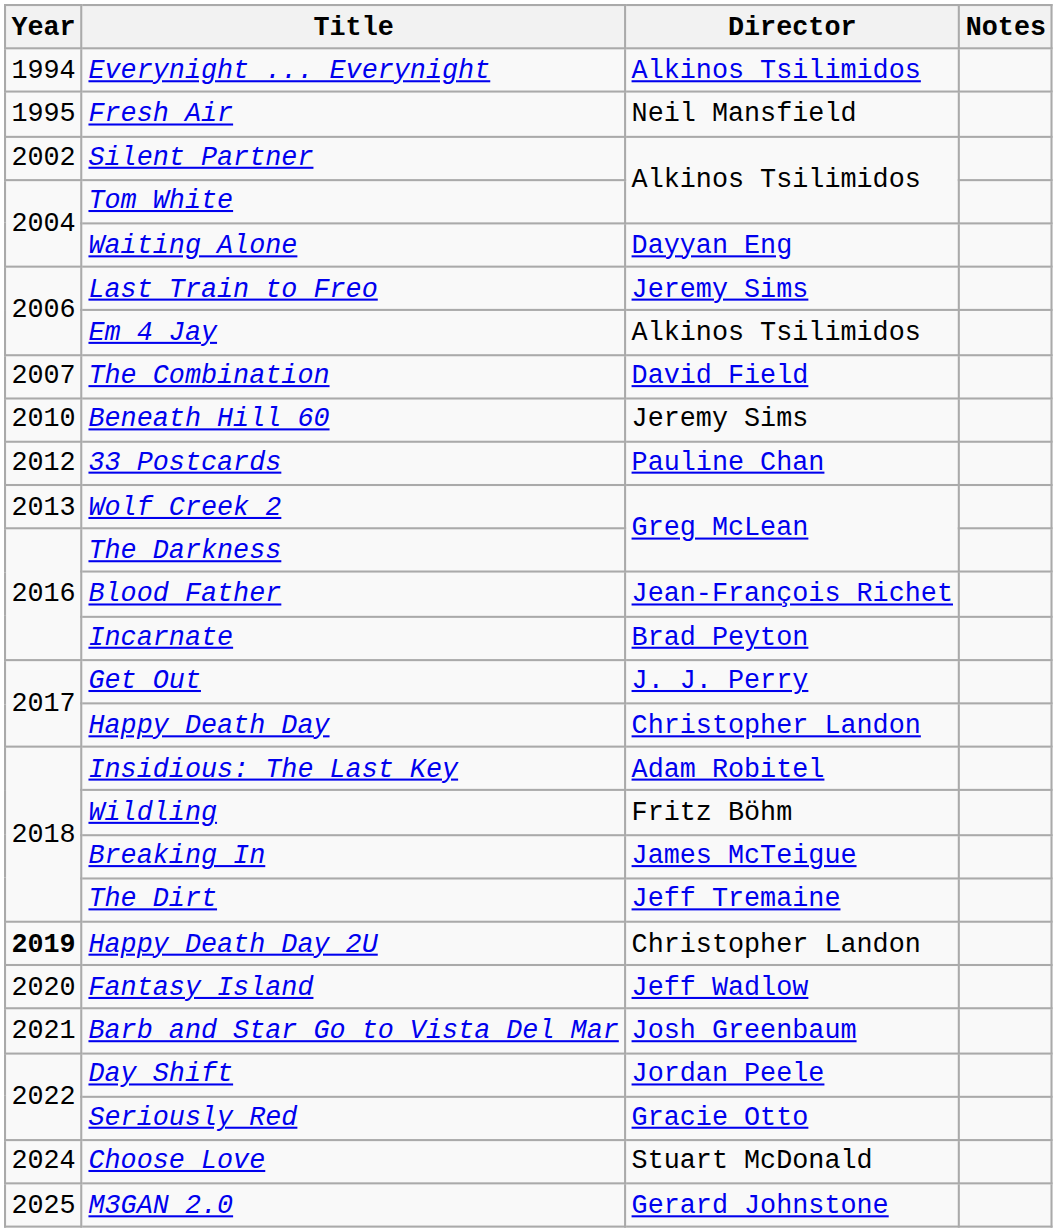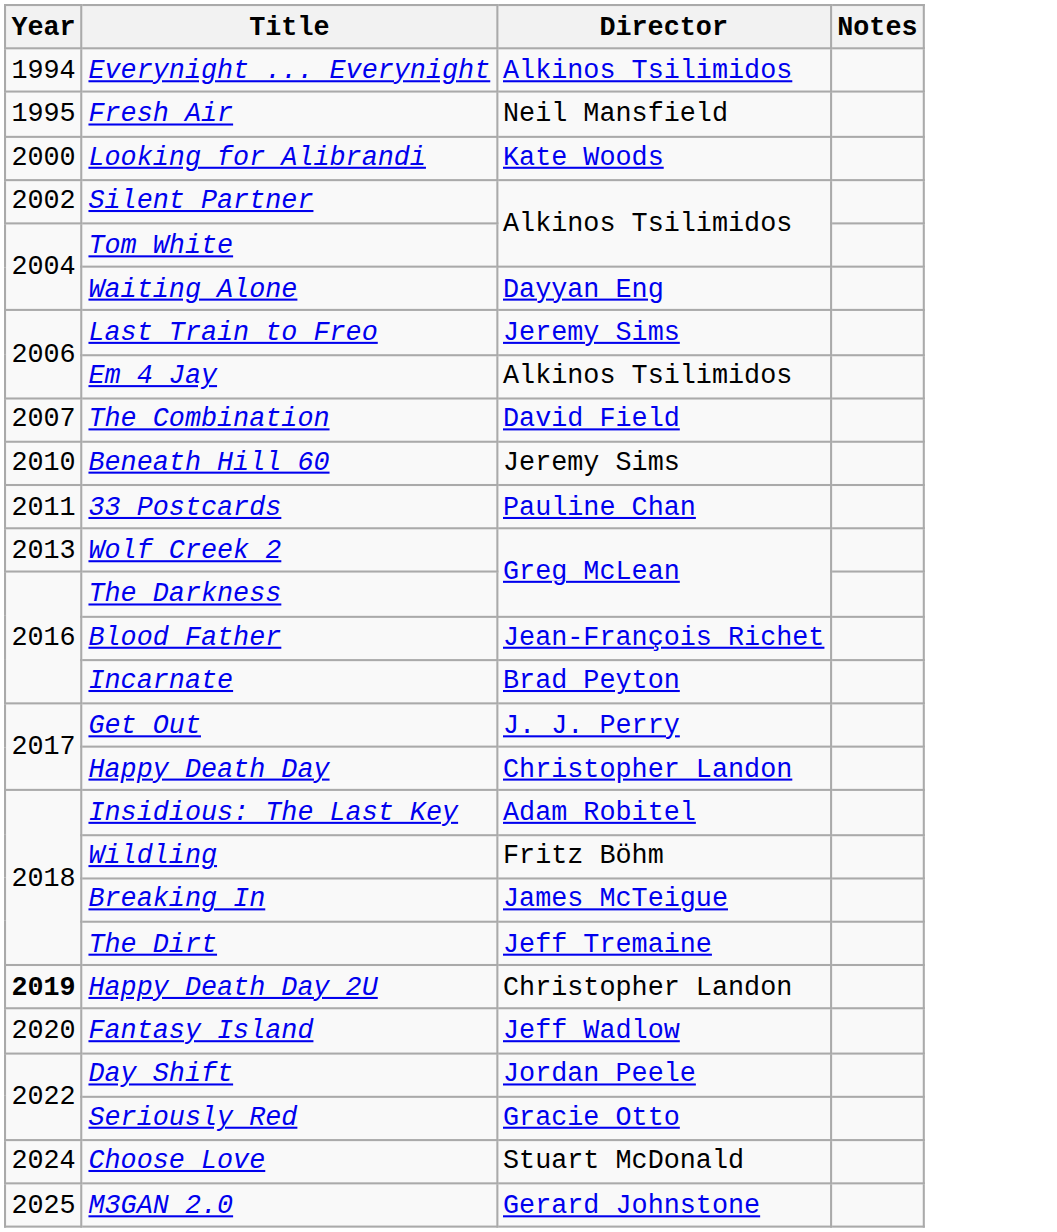+ row: (257, 158)
(44, 463) 2012 -> (44, 507) 2011
- row: (354, 1031)
